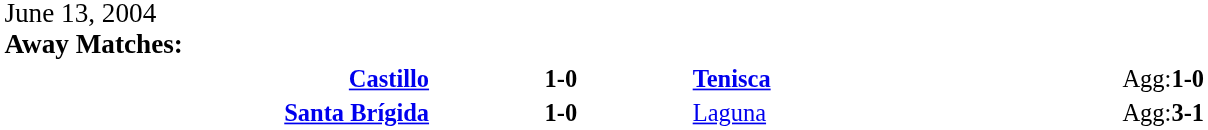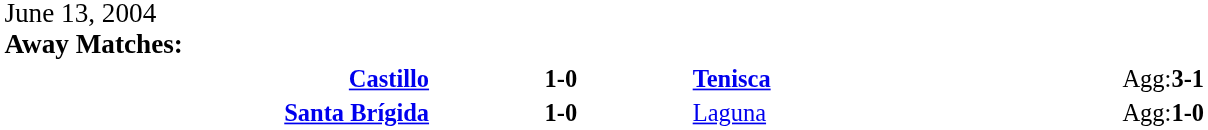(1163, 78) Agg:1-0 -> (1163, 78) Agg:3-1
(1163, 112) Agg:3-1 -> (1163, 112) Agg:1-0
